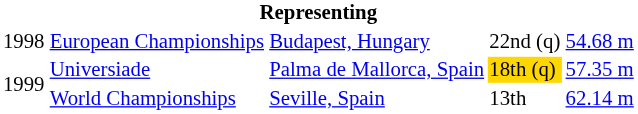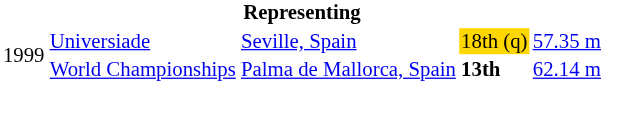- row: (157, 41)
(377, 69) Palma de Mallorca, Spain -> (299, 41) Seville, Spain
(327, 98) Seville, Spain -> (348, 69) Palma de Mallorca, Spain
(508, 98) normal -> (481, 69) bold
